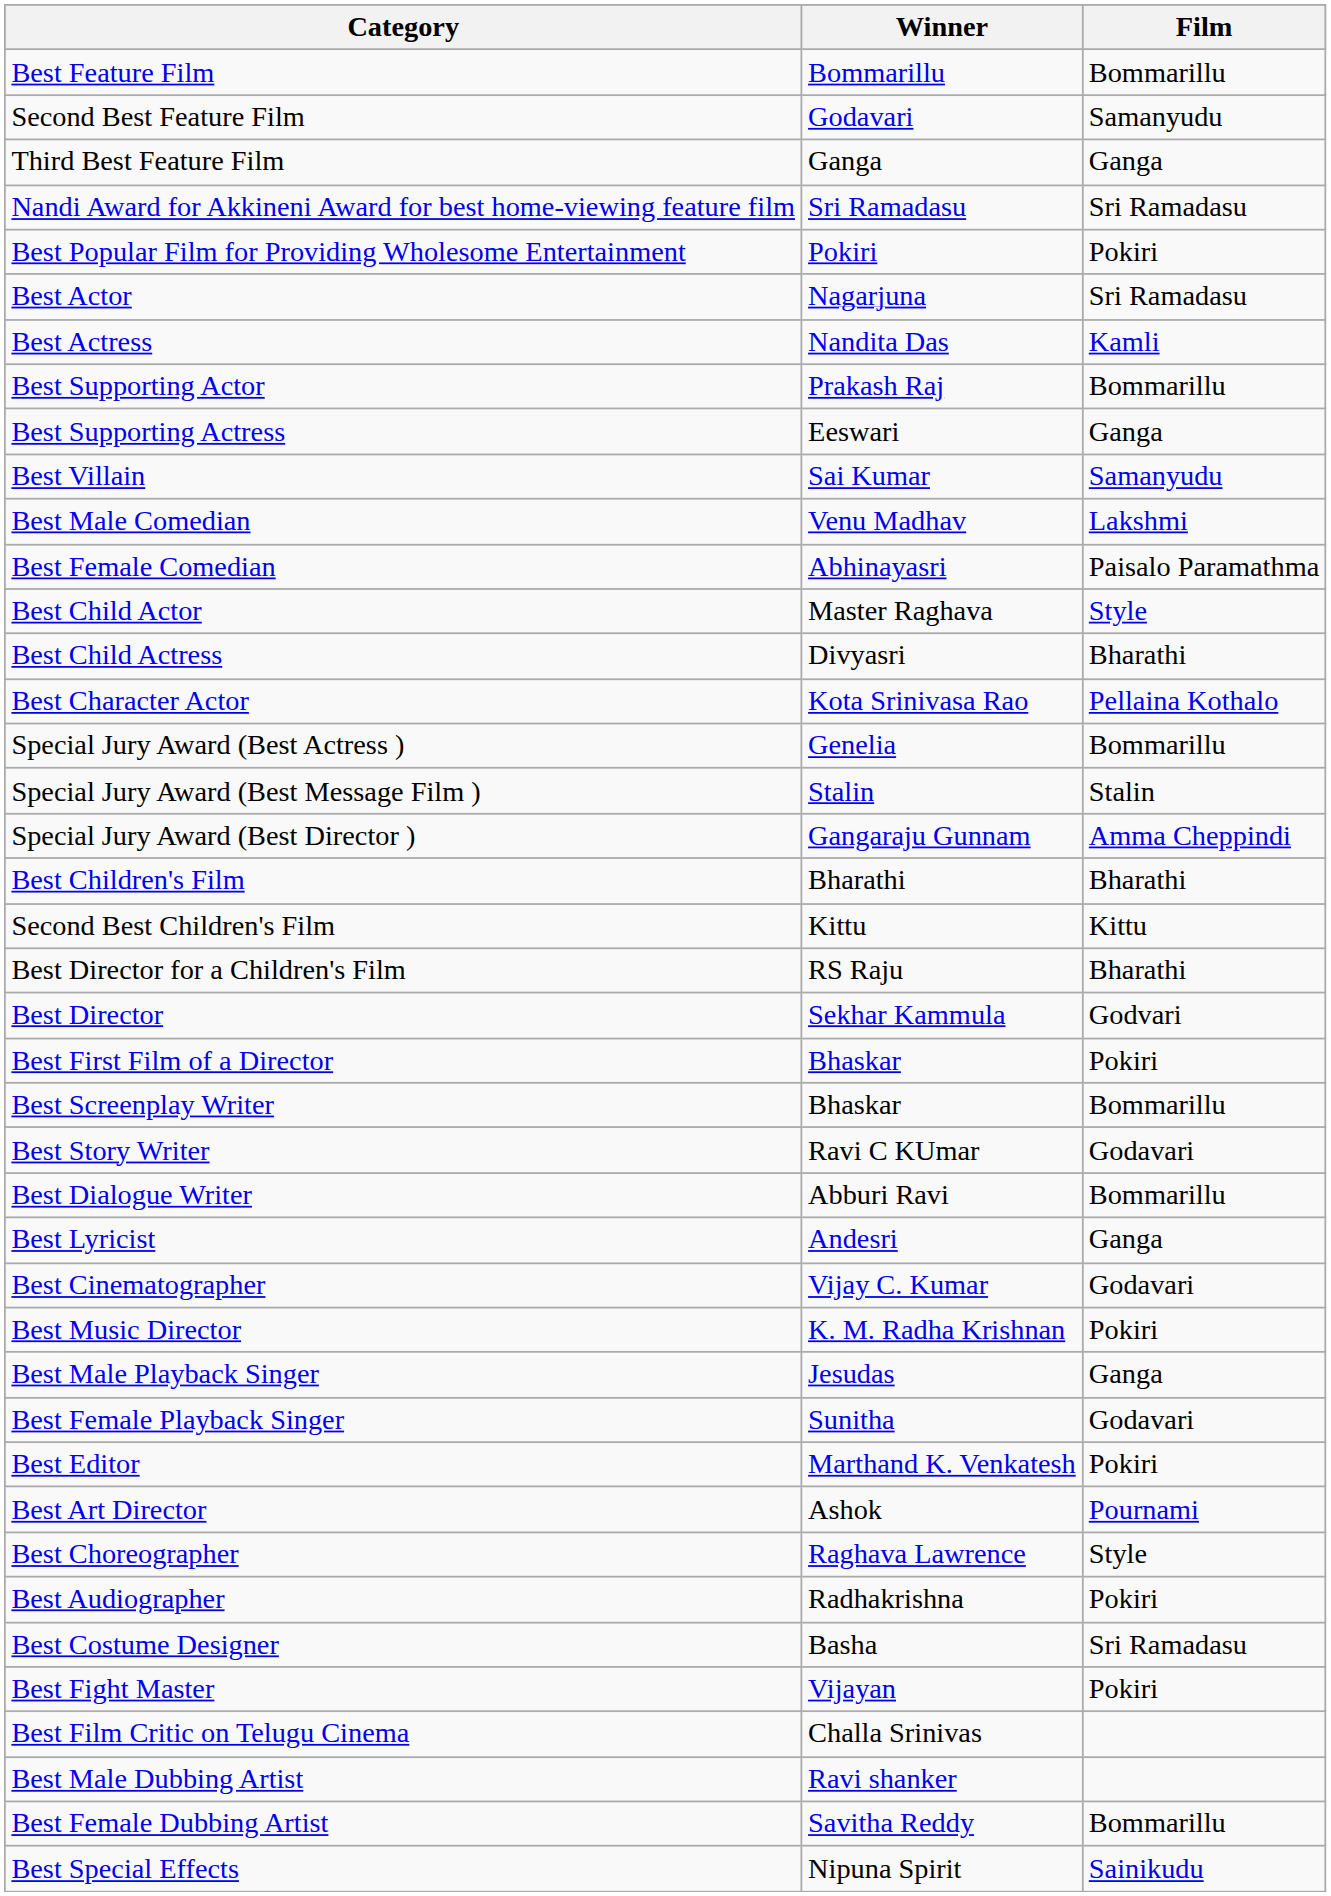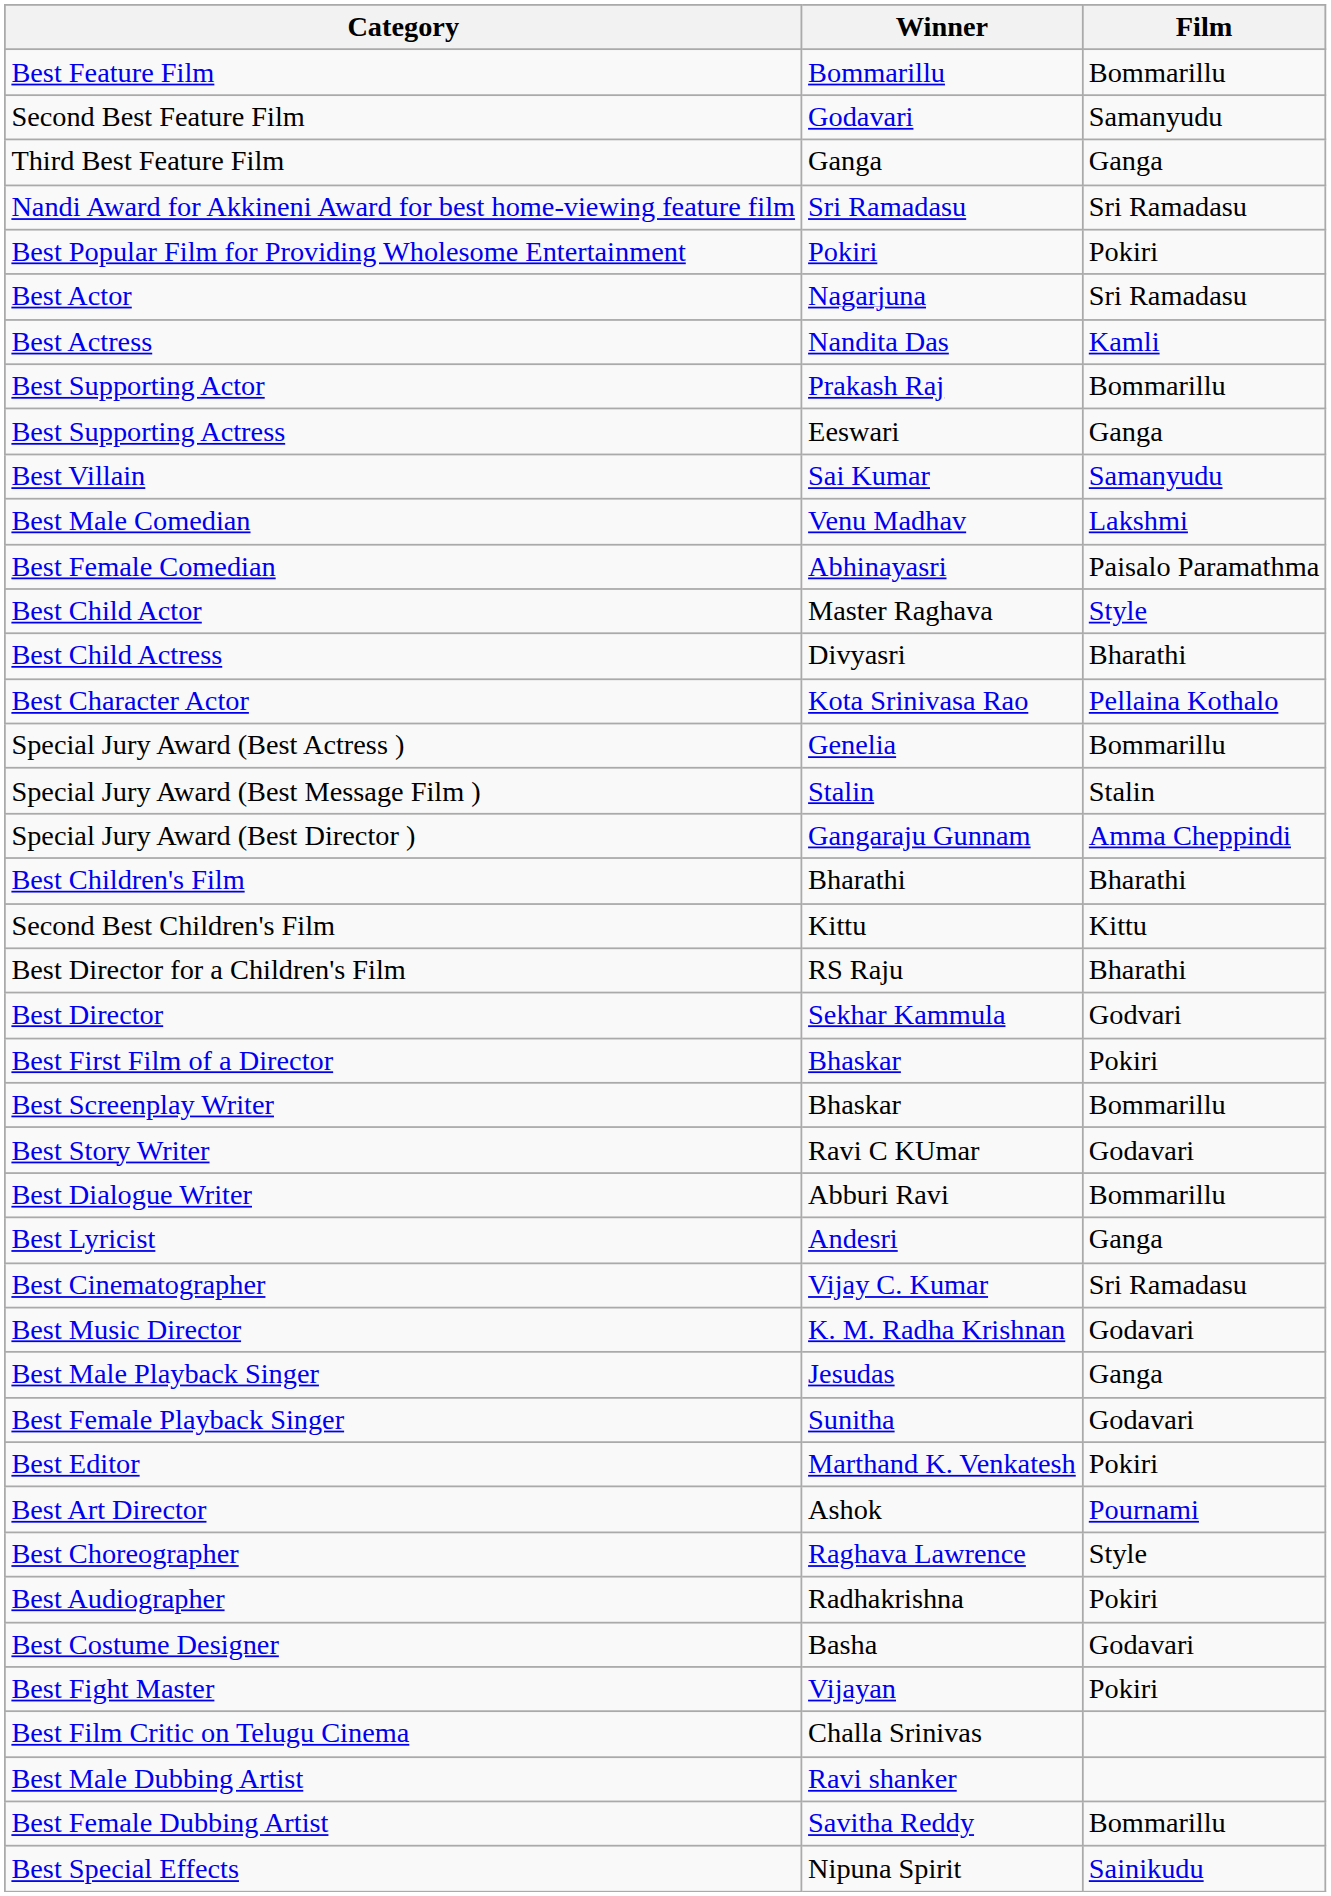(1142, 1284) Godavari -> (1168, 1284) Sri Ramadasu
(1123, 1329) Pokiri -> (1142, 1329) Godavari
(1168, 1643) Sri Ramadasu -> (1142, 1643) Godavari
